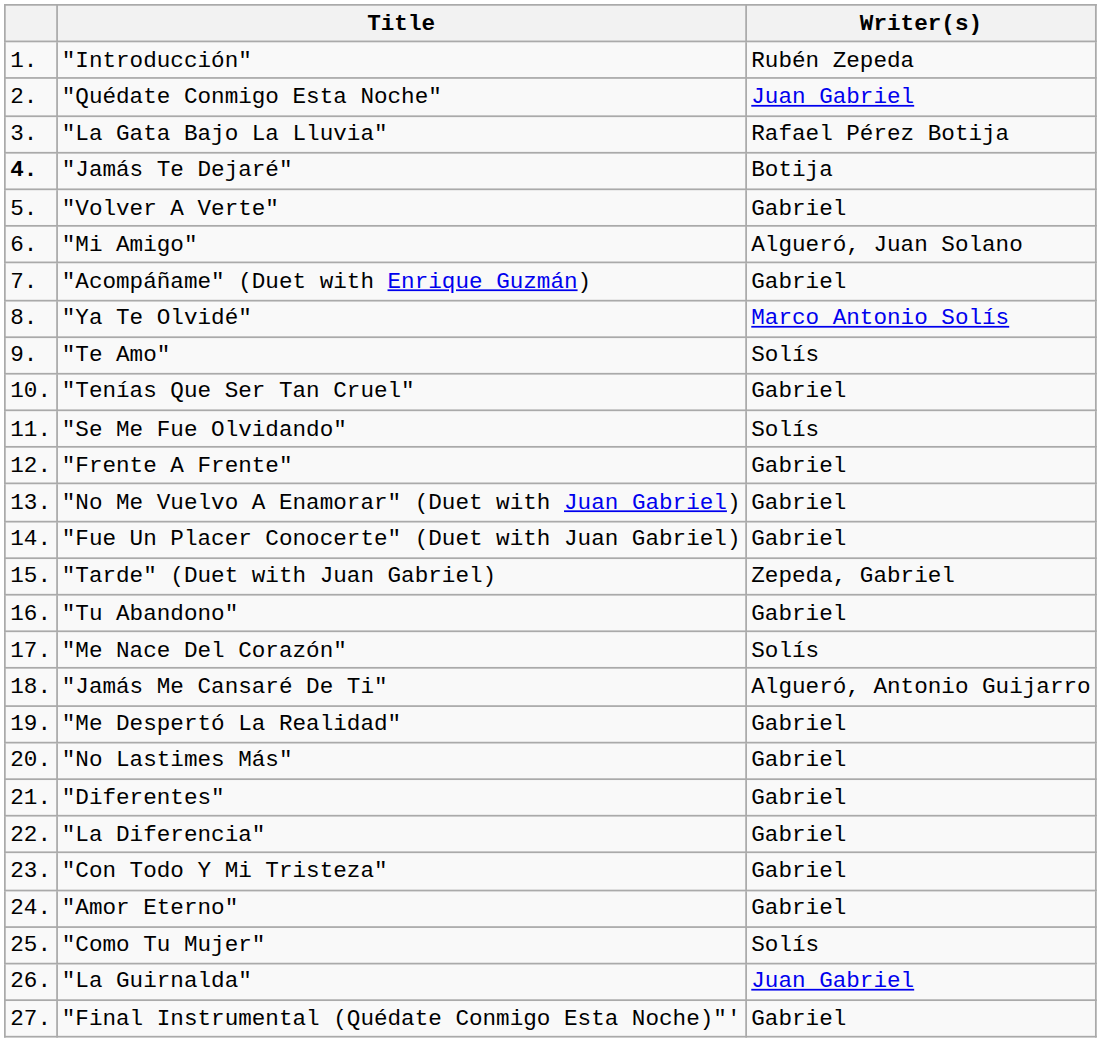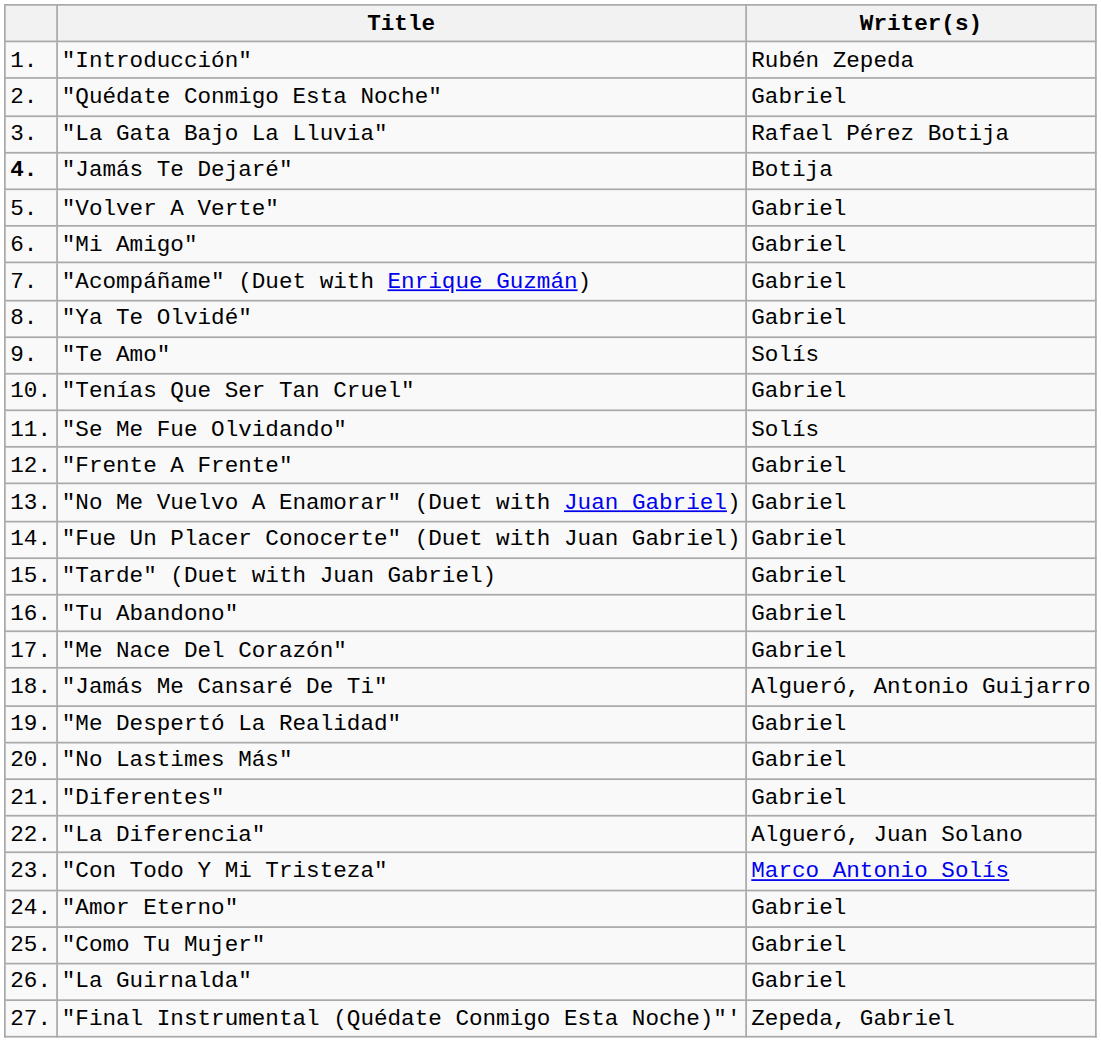(833, 97) Juan Gabriel -> (799, 97) Gabriel
(887, 245) Algueró, Juan Solano -> (799, 245) Gabriel
(880, 318) Marco Antonio Solís -> (799, 318) Gabriel
(853, 576) Zepeda, Gabriel -> (799, 576) Gabriel
(785, 650) Solís -> (799, 650) Gabriel
(799, 834) Gabriel -> (887, 834) Algueró, Juan Solano
(799, 871) Gabriel -> (880, 871) Marco Antonio Solís
(785, 945) Solís -> (799, 945) Gabriel
(833, 982) Juan Gabriel -> (799, 982) Gabriel
(799, 1019) Gabriel -> (853, 1019) Zepeda, Gabriel
